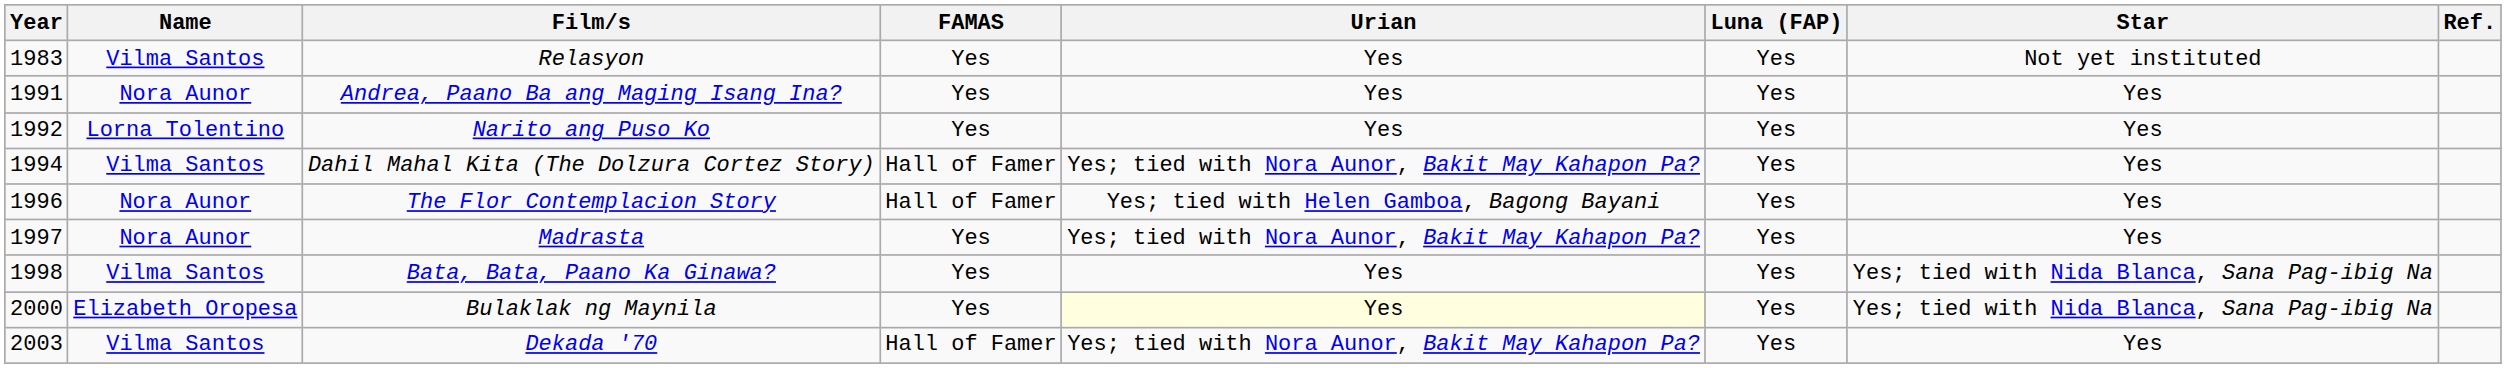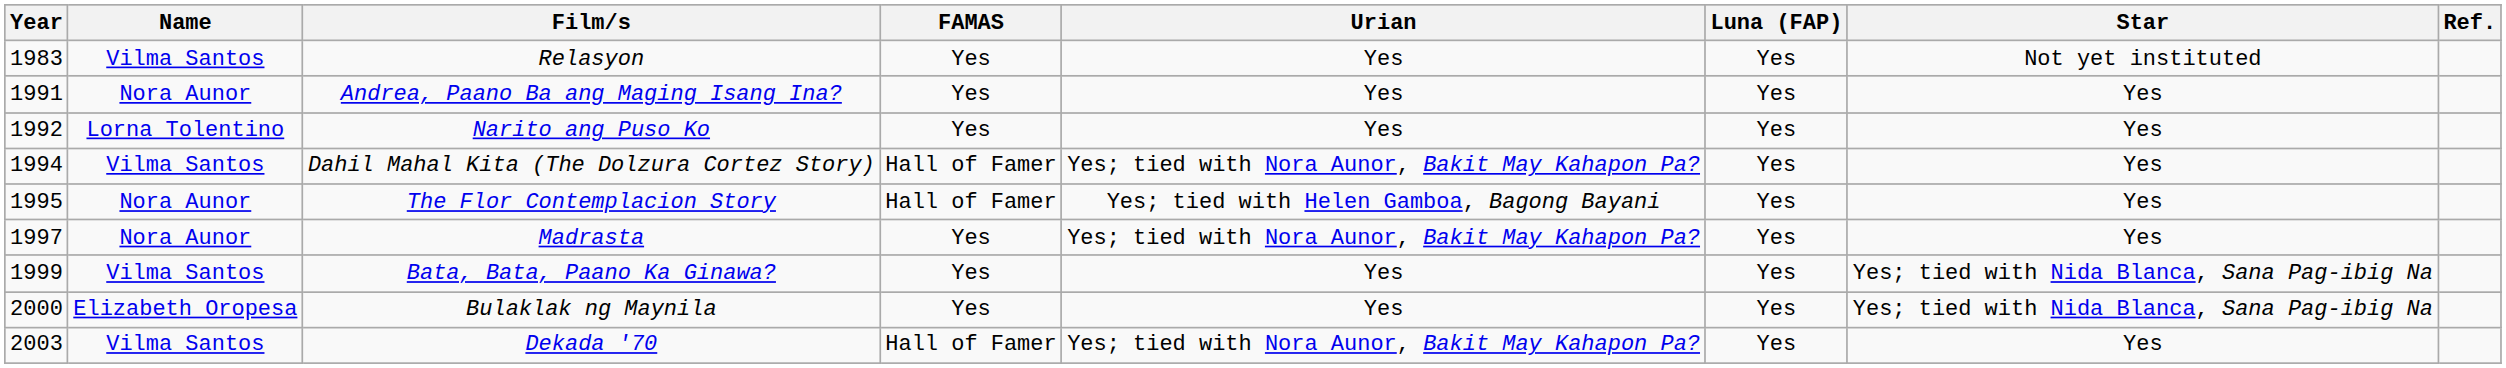(36, 202) 1996 -> (36, 202) 1995
(36, 273) 1998 -> (36, 273) 1999
(1384, 309) lightyellow background -> (1384, 309) no background
